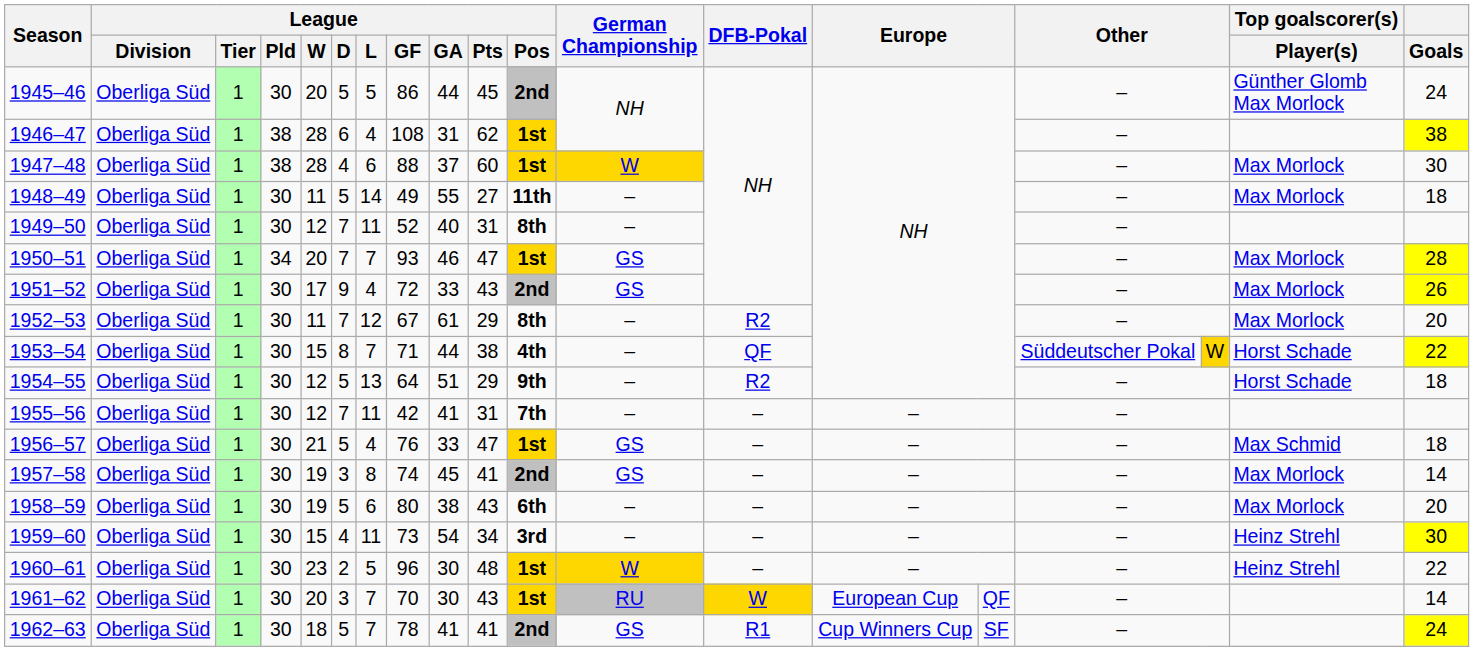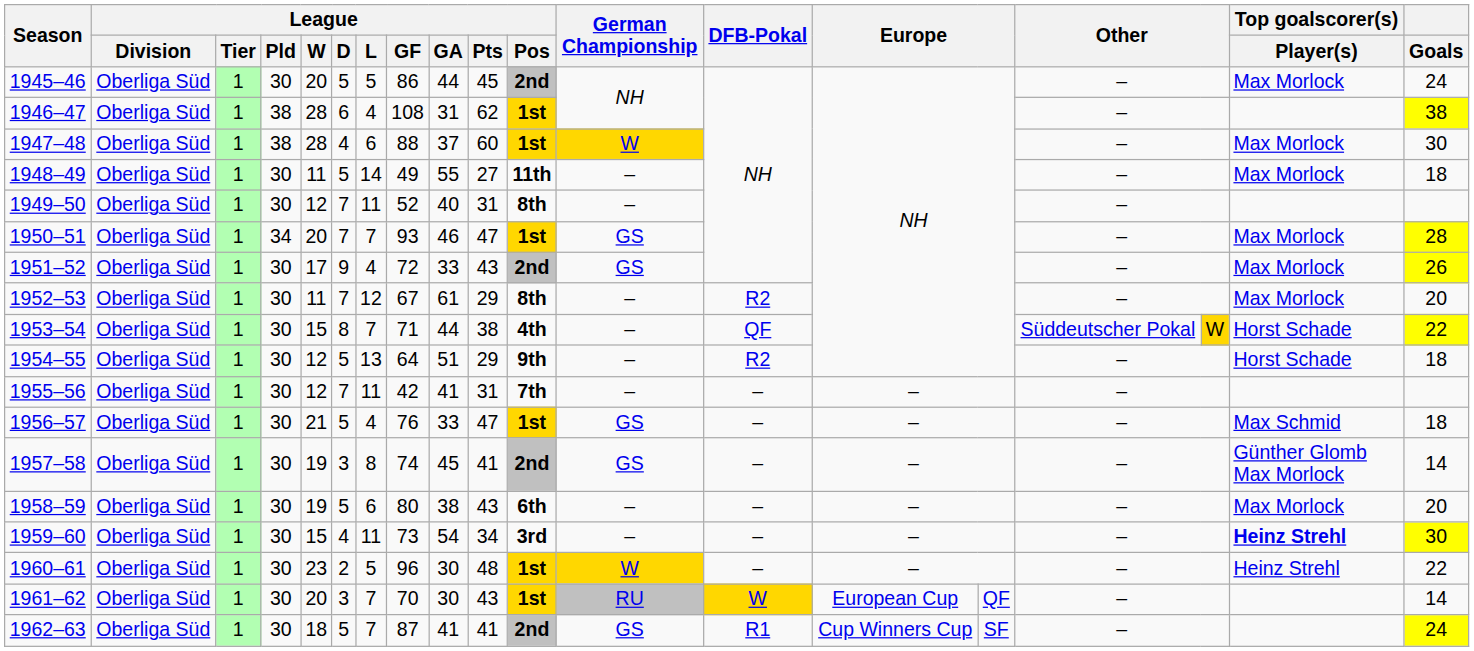(1300, 92) Günther Glomb Max Morlock -> (1289, 81) Max Morlock
(1289, 475) Max Morlock -> (1300, 464) Günther Glomb Max Morlock
(1287, 537) normal -> (1290, 537) bold
(408, 630) 78 -> (408, 630) 87
